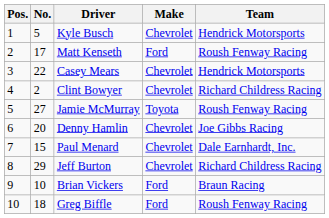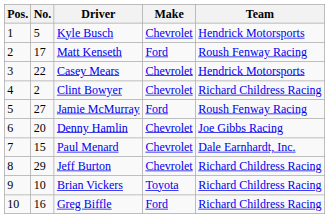(162, 109) Toyota -> (157, 109) Ford
(157, 185) Ford -> (162, 185) Toyota
(231, 185) Braun Racing -> (260, 185) Richard Childress Racing
(40, 204) 18 -> (40, 204) 16
(253, 204) Roush Fenway Racing -> (260, 204) Richard Childress Racing
